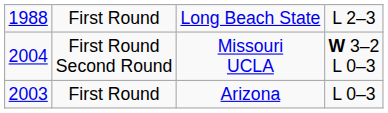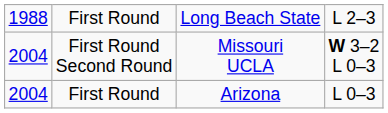(28, 94) 2003 -> (28, 94) 2004
